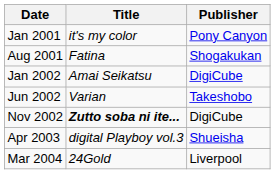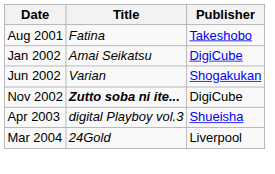- row: (34, 35)
(225, 55) Shogakukan -> (221, 35) Takeshobo
(221, 96) Takeshobo -> (225, 76) Shogakukan
